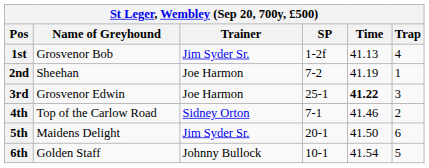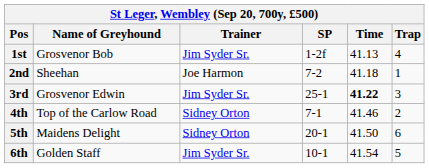(364, 73) 41.19 -> (364, 73) 41.18
(213, 93) Joe Harmon -> (216, 93) Jim Syder Sr.
(216, 133) Jim Syder Sr. -> (216, 133) Sidney Orton
(222, 152) Johnny Bullock -> (216, 152) Jim Syder Sr.
